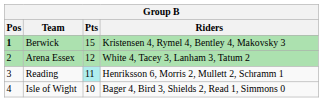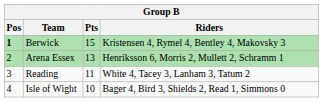(90, 58) 12 -> (90, 58) 13
(176, 58) White 4, Tacey 3, Lanham 3, Tatum 2 -> (193, 58) Henriksson 6, Morris 2, Mullett 2, Schramm 1
(90, 74) paleturquoise background -> (90, 74) no background
(193, 74) Henriksson 6, Morris 2, Mullett 2, Schramm 1 -> (176, 74) White 4, Tacey 3, Lanham 3, Tatum 2
